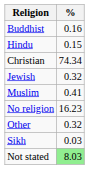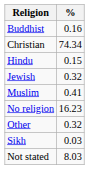rows swapped: (26, 60) <-> (20, 44)
(73, 156) lightgreen background -> (73, 156) no background
